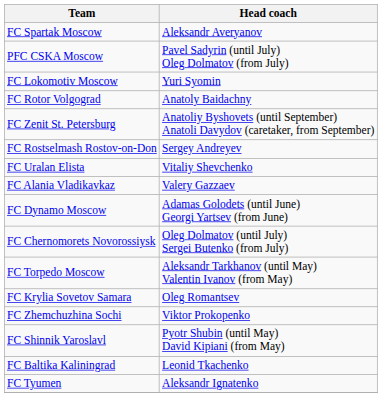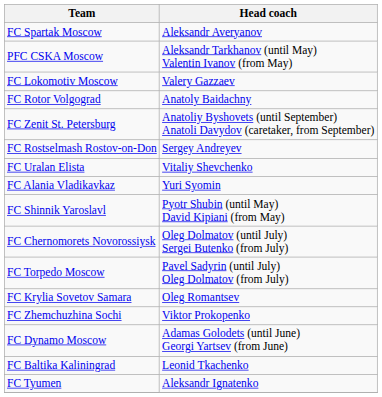(225, 56) Pavel Sadyrin (until July) Oleg Dolmatov (from July) -> (239, 56) Aleksandr Tarkhanov (until May) Valentin Ivanov (from May)
(191, 81) Yuri Syomin -> (198, 81) Valery Gazzaev
(198, 185) Valery Gazzaev -> (191, 185) Yuri Syomin
rows swapped: (57, 210) <-> (56, 340)
(239, 272) Aleksandr Tarkhanov (until May) Valentin Ivanov (from May) -> (225, 272) Pavel Sadyrin (until July) Oleg Dolmatov (from July)
